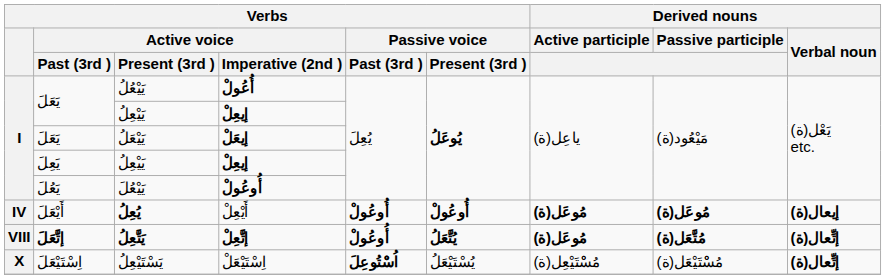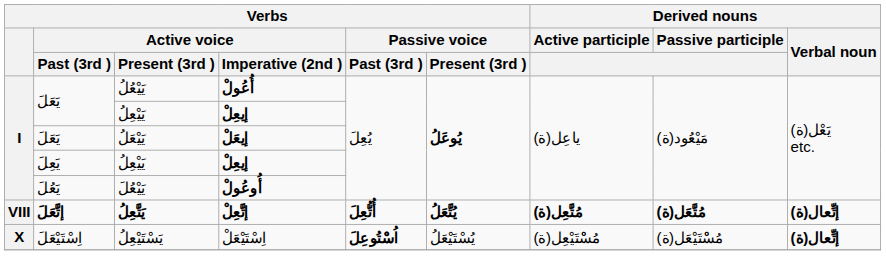- row: (51, 212)
(369, 237) أُوعُولْ -> (362, 212) أُتُّعِلَ
(561, 237) مُوعَل(ة) -> (558, 212) مُتَّعِل(ة)
